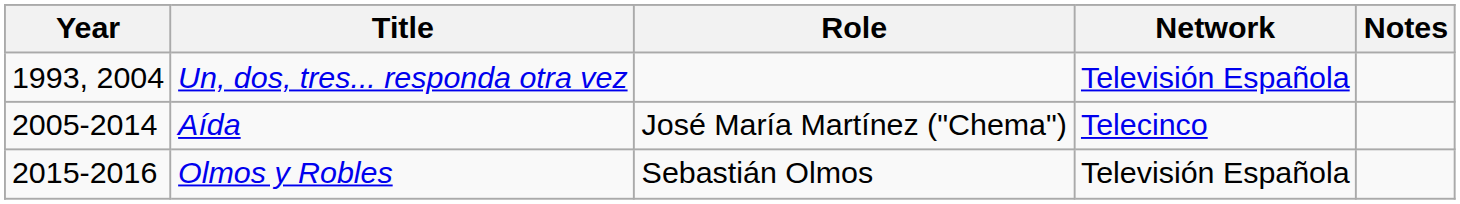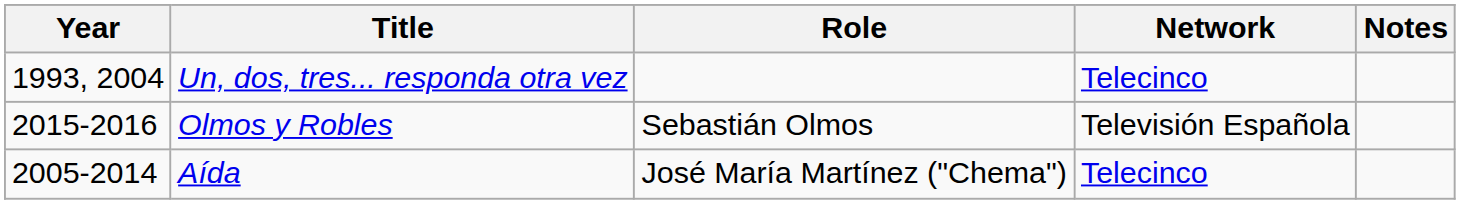(1215, 76) Televisión Española -> (1144, 76) Telecinco
rows swapped: (209, 125) <-> (285, 173)
